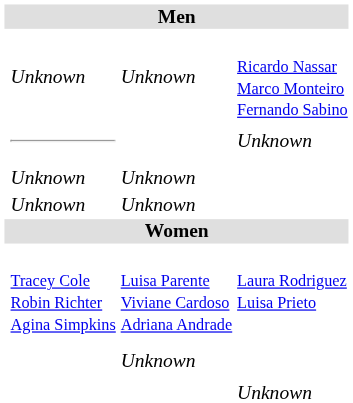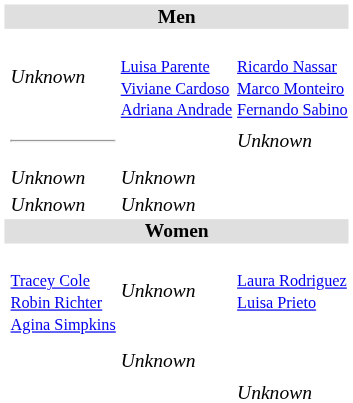(158, 76) Unknown -> (176, 88) Luisa Parente Viviane Cardoso Adriana Andrade
(176, 303) Luisa Parente Viviane Cardoso Adriana Andrade -> (158, 291) Unknown
